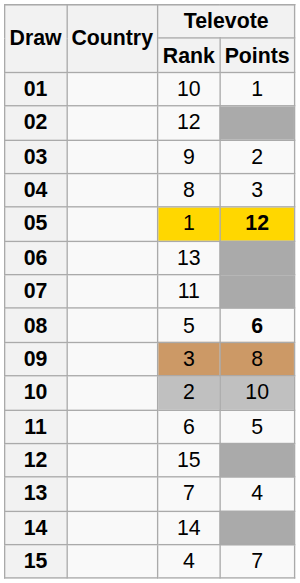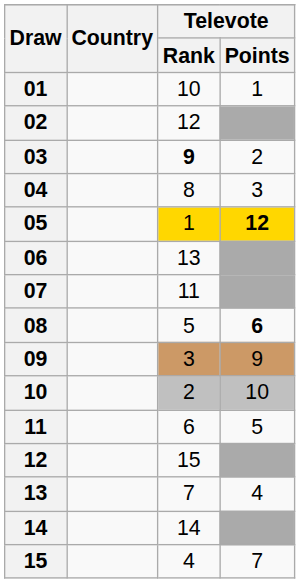(189, 156) normal -> (189, 156) bold
(257, 358) 8 -> (257, 358) 9
